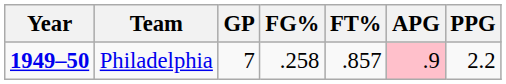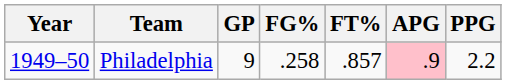(50, 60) bold -> (50, 60) normal
(249, 60) 7 -> (249, 60) 9
